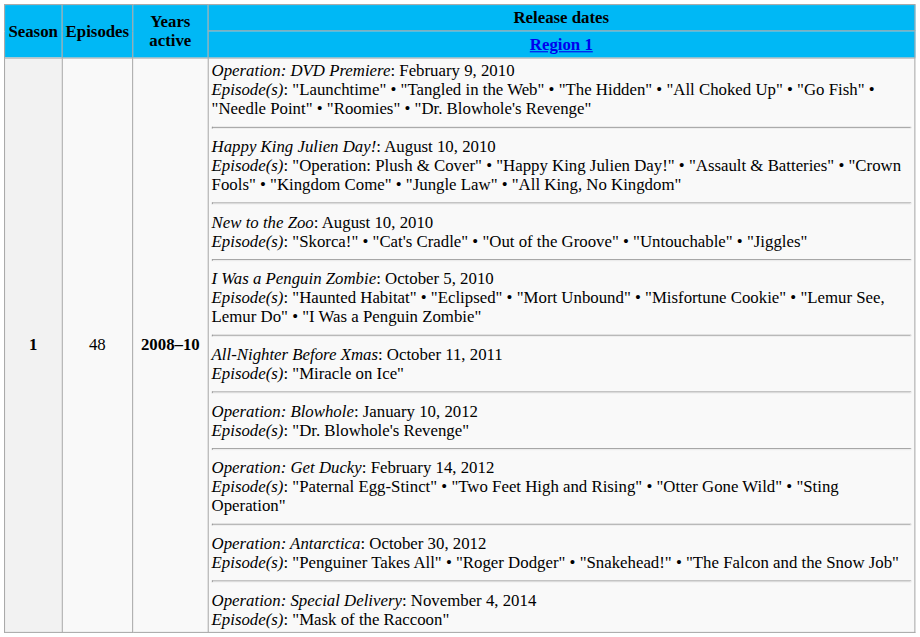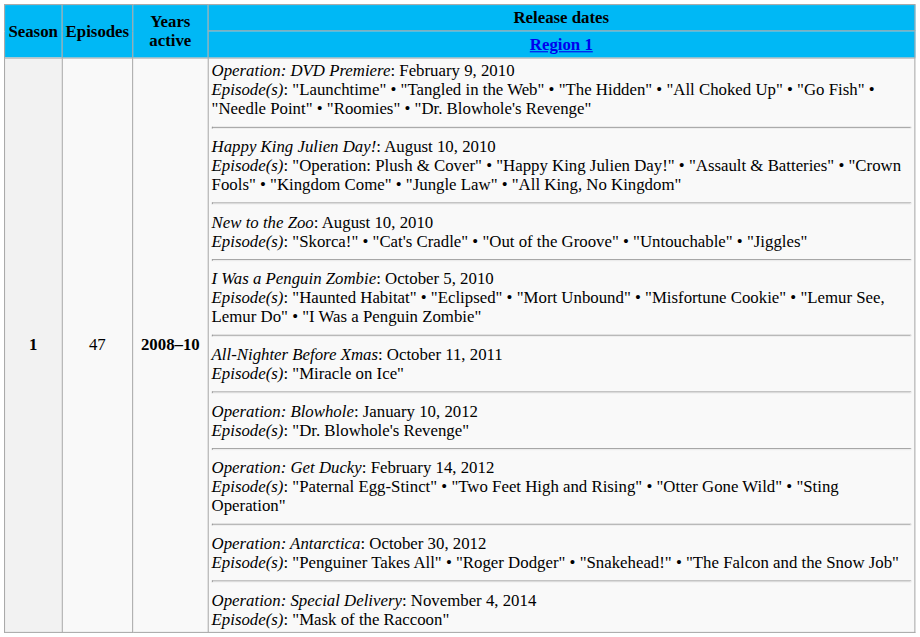(97, 345) 48 -> (97, 345) 47
